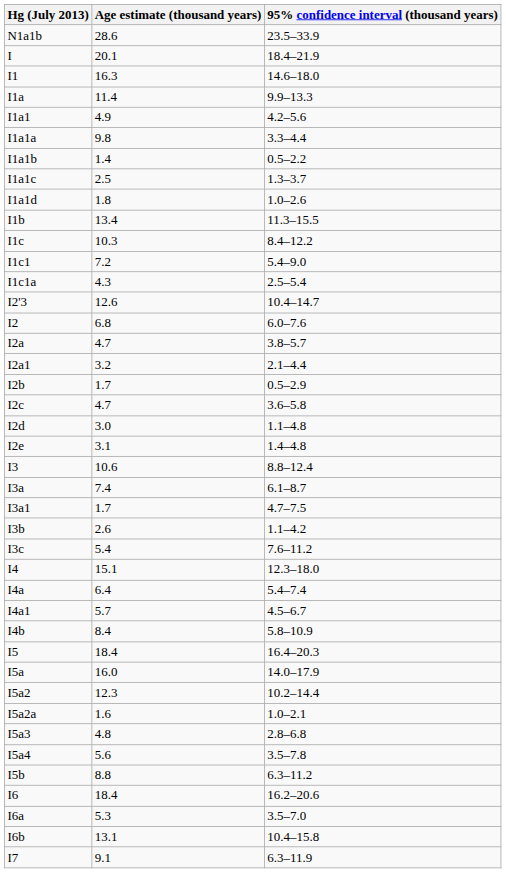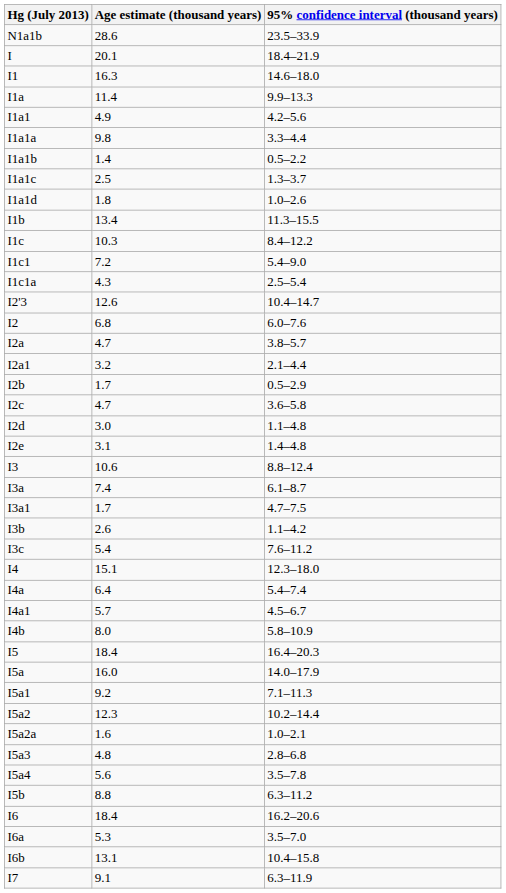(103, 631) 8.4 -> (103, 631) 8.0
+ row: (19, 693)
